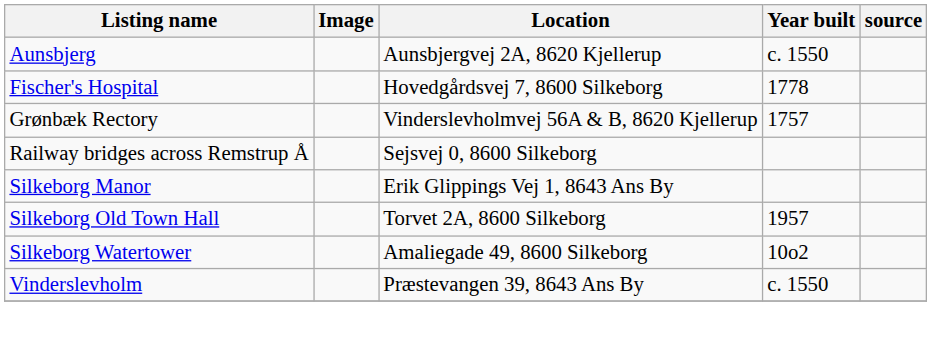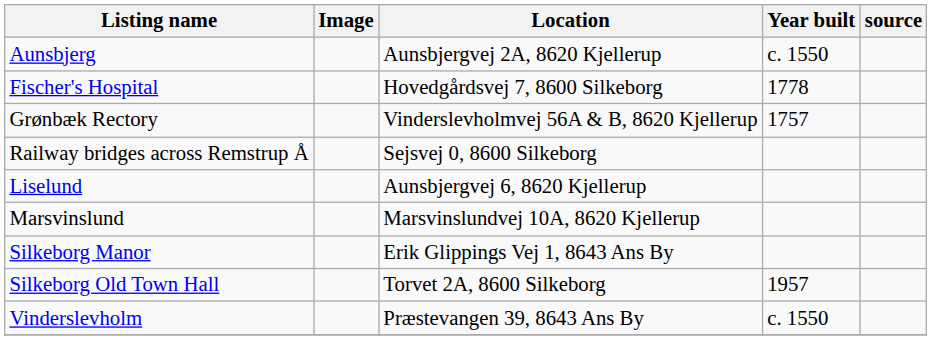+ row: (46, 185)
+ row: (67, 218)
- row: (100, 251)
